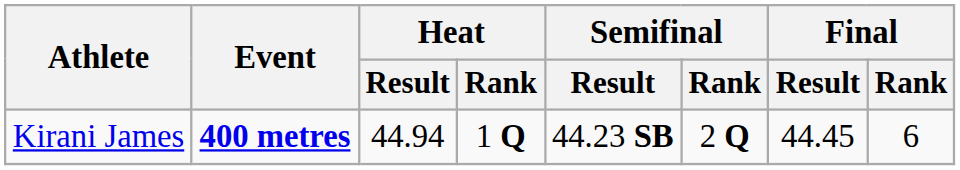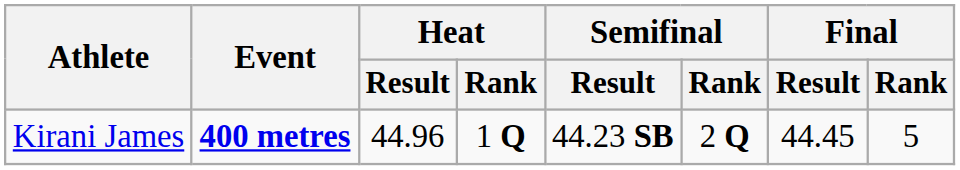(408, 136) 44.94 -> (408, 136) 44.96
(911, 136) 6 -> (911, 136) 5
